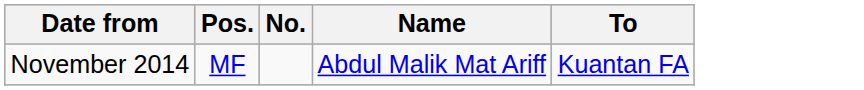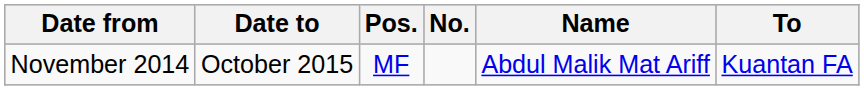+ column: (277, 24)
